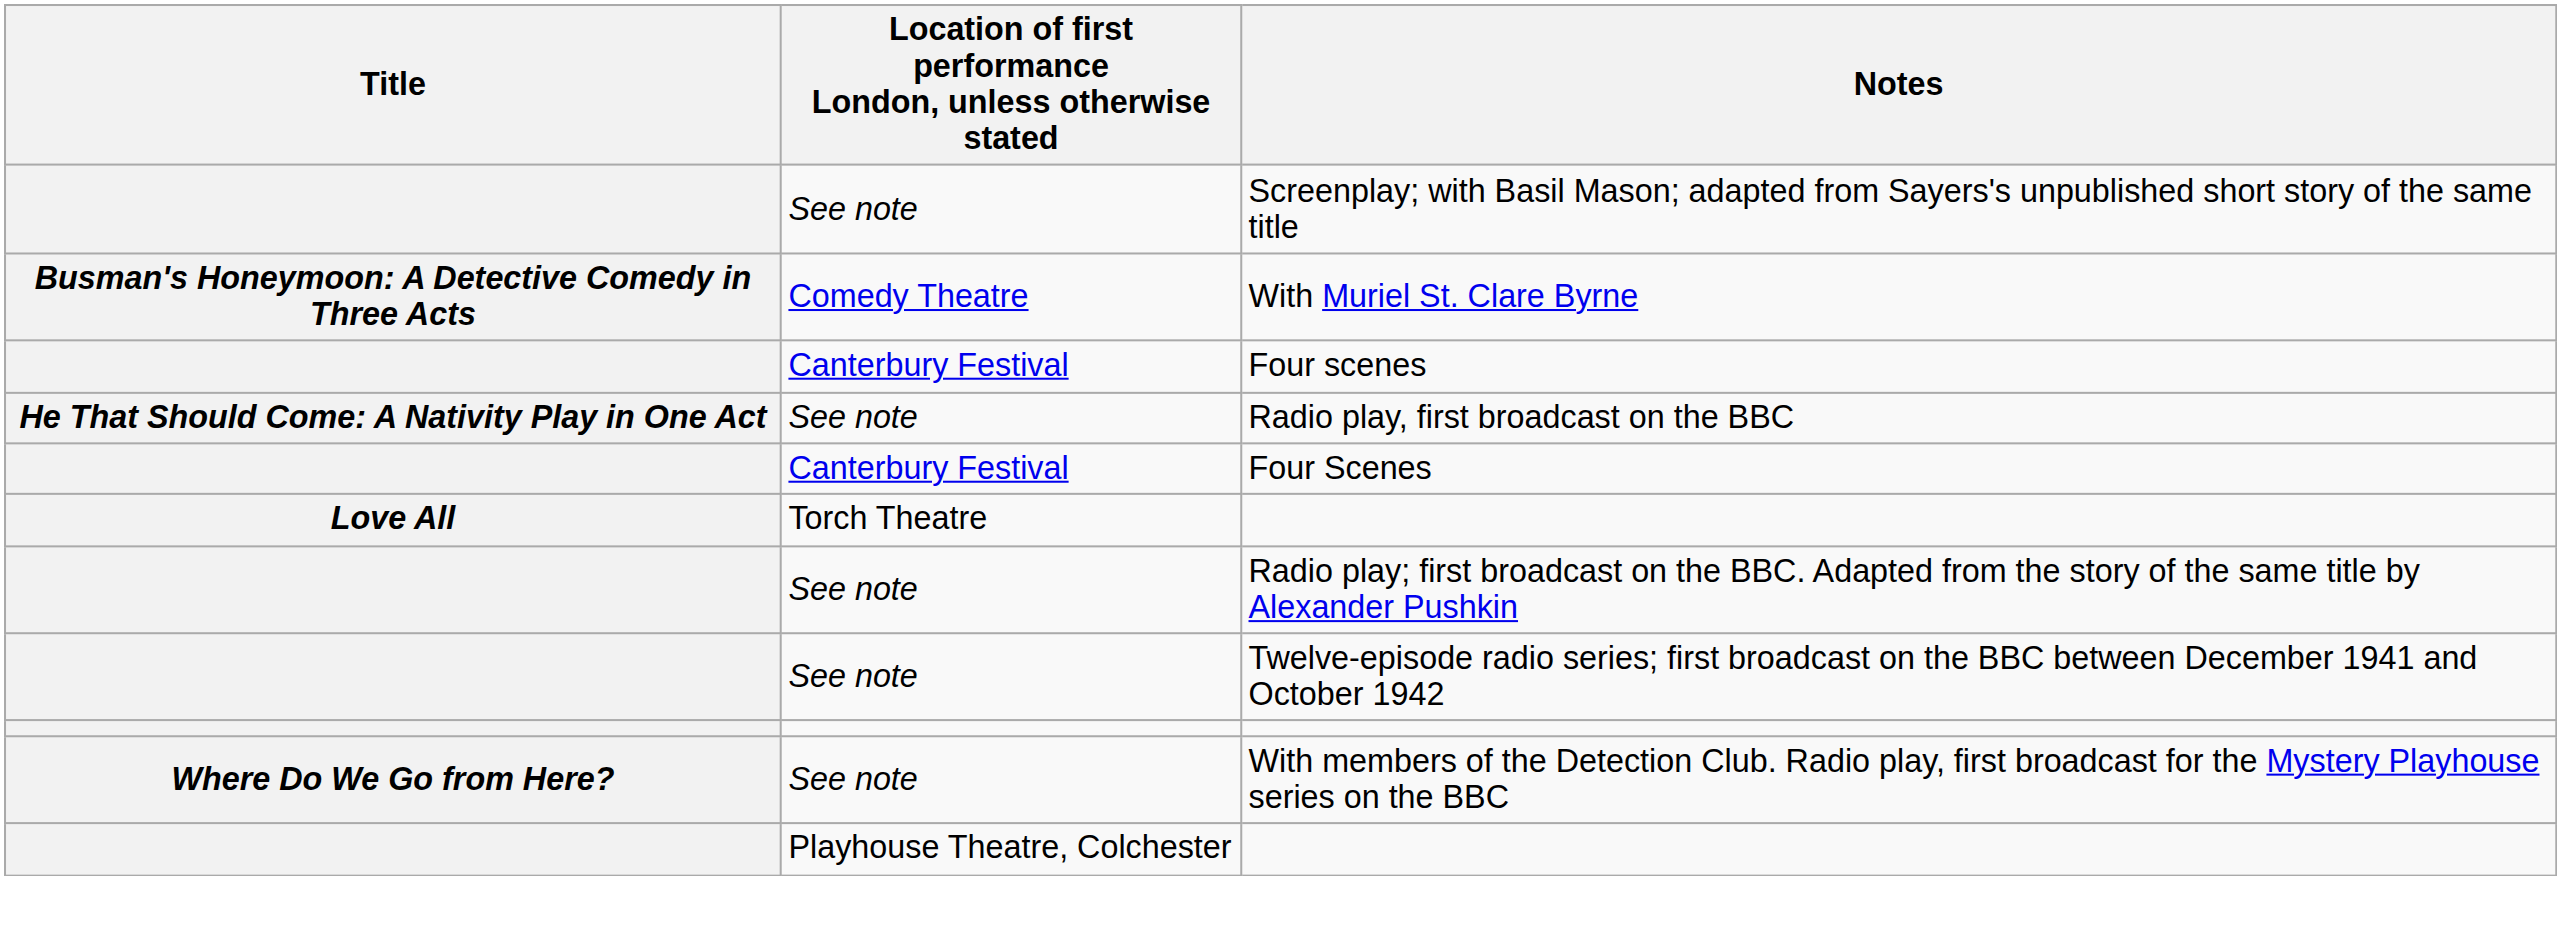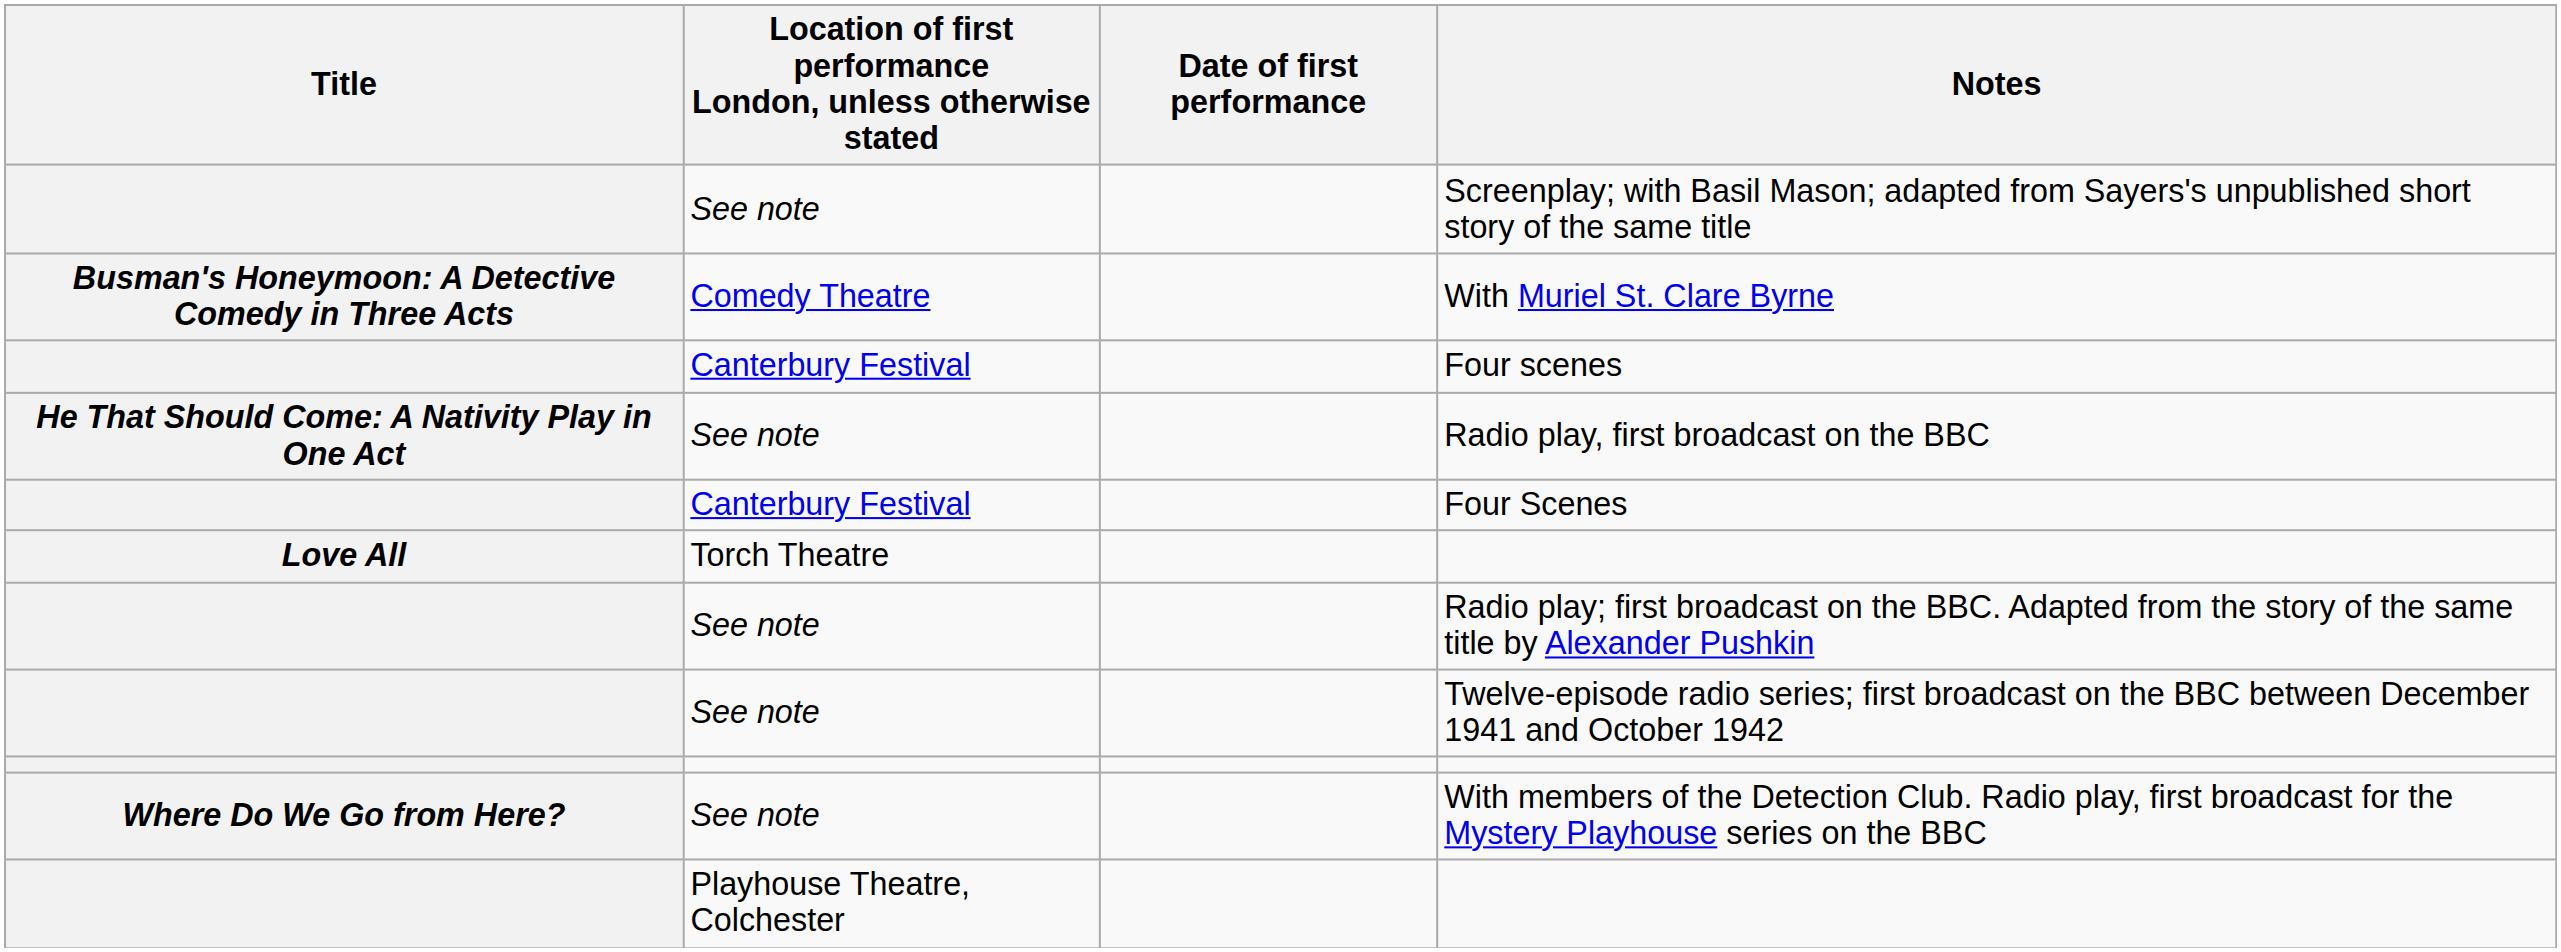+ column: (1268, 84)
